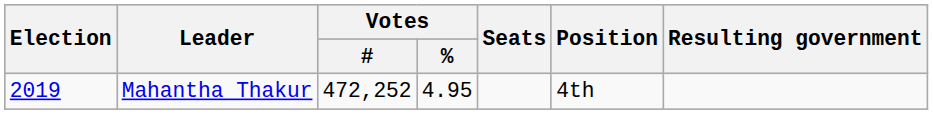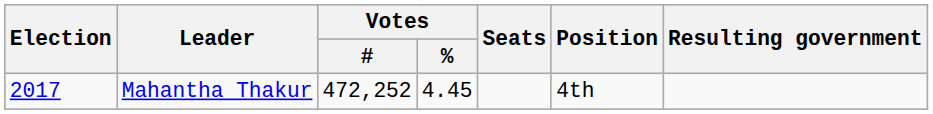(35, 91) 2019 -> (35, 91) 2017
(447, 91) 4.95 -> (447, 91) 4.45
